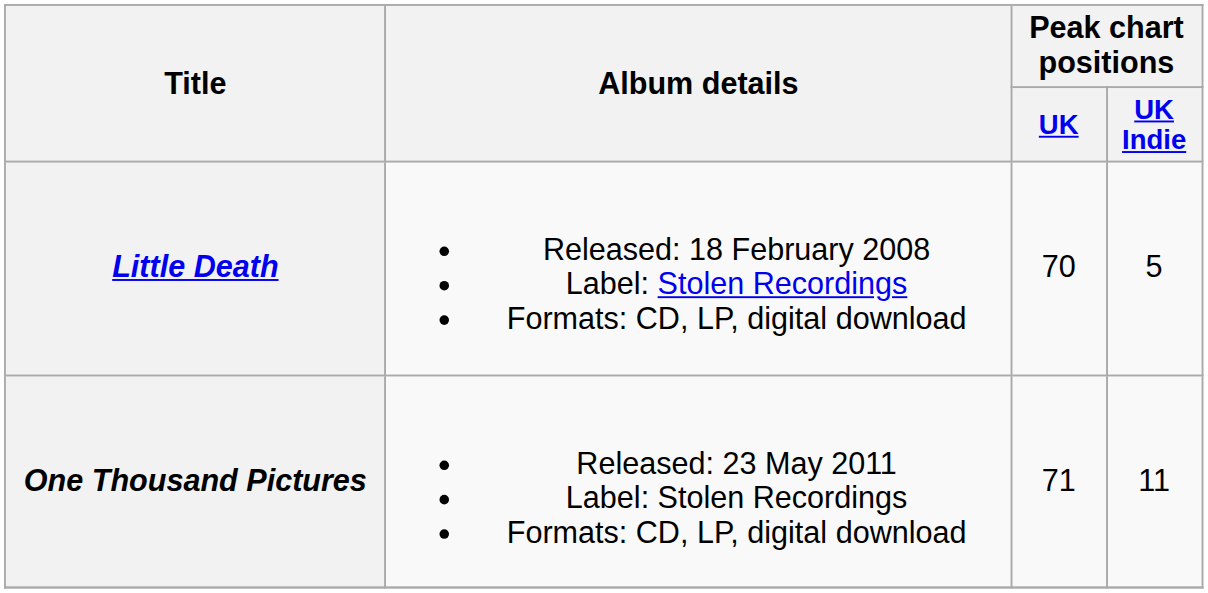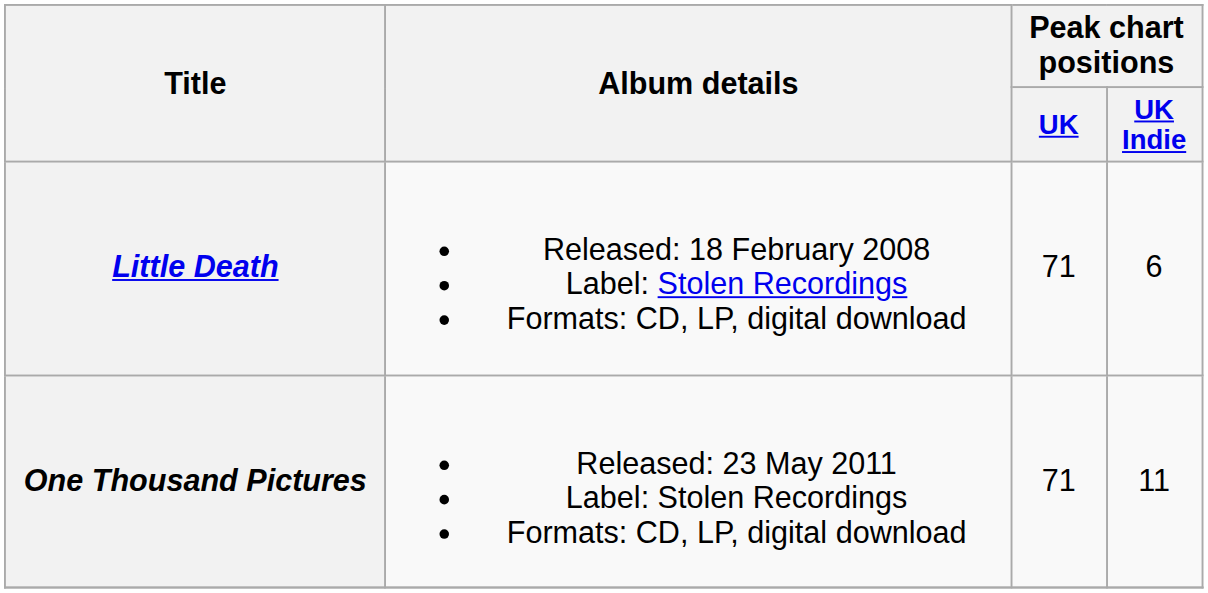(1059, 267) 70 -> (1059, 267) 71
(1154, 267) 5 -> (1154, 267) 6
